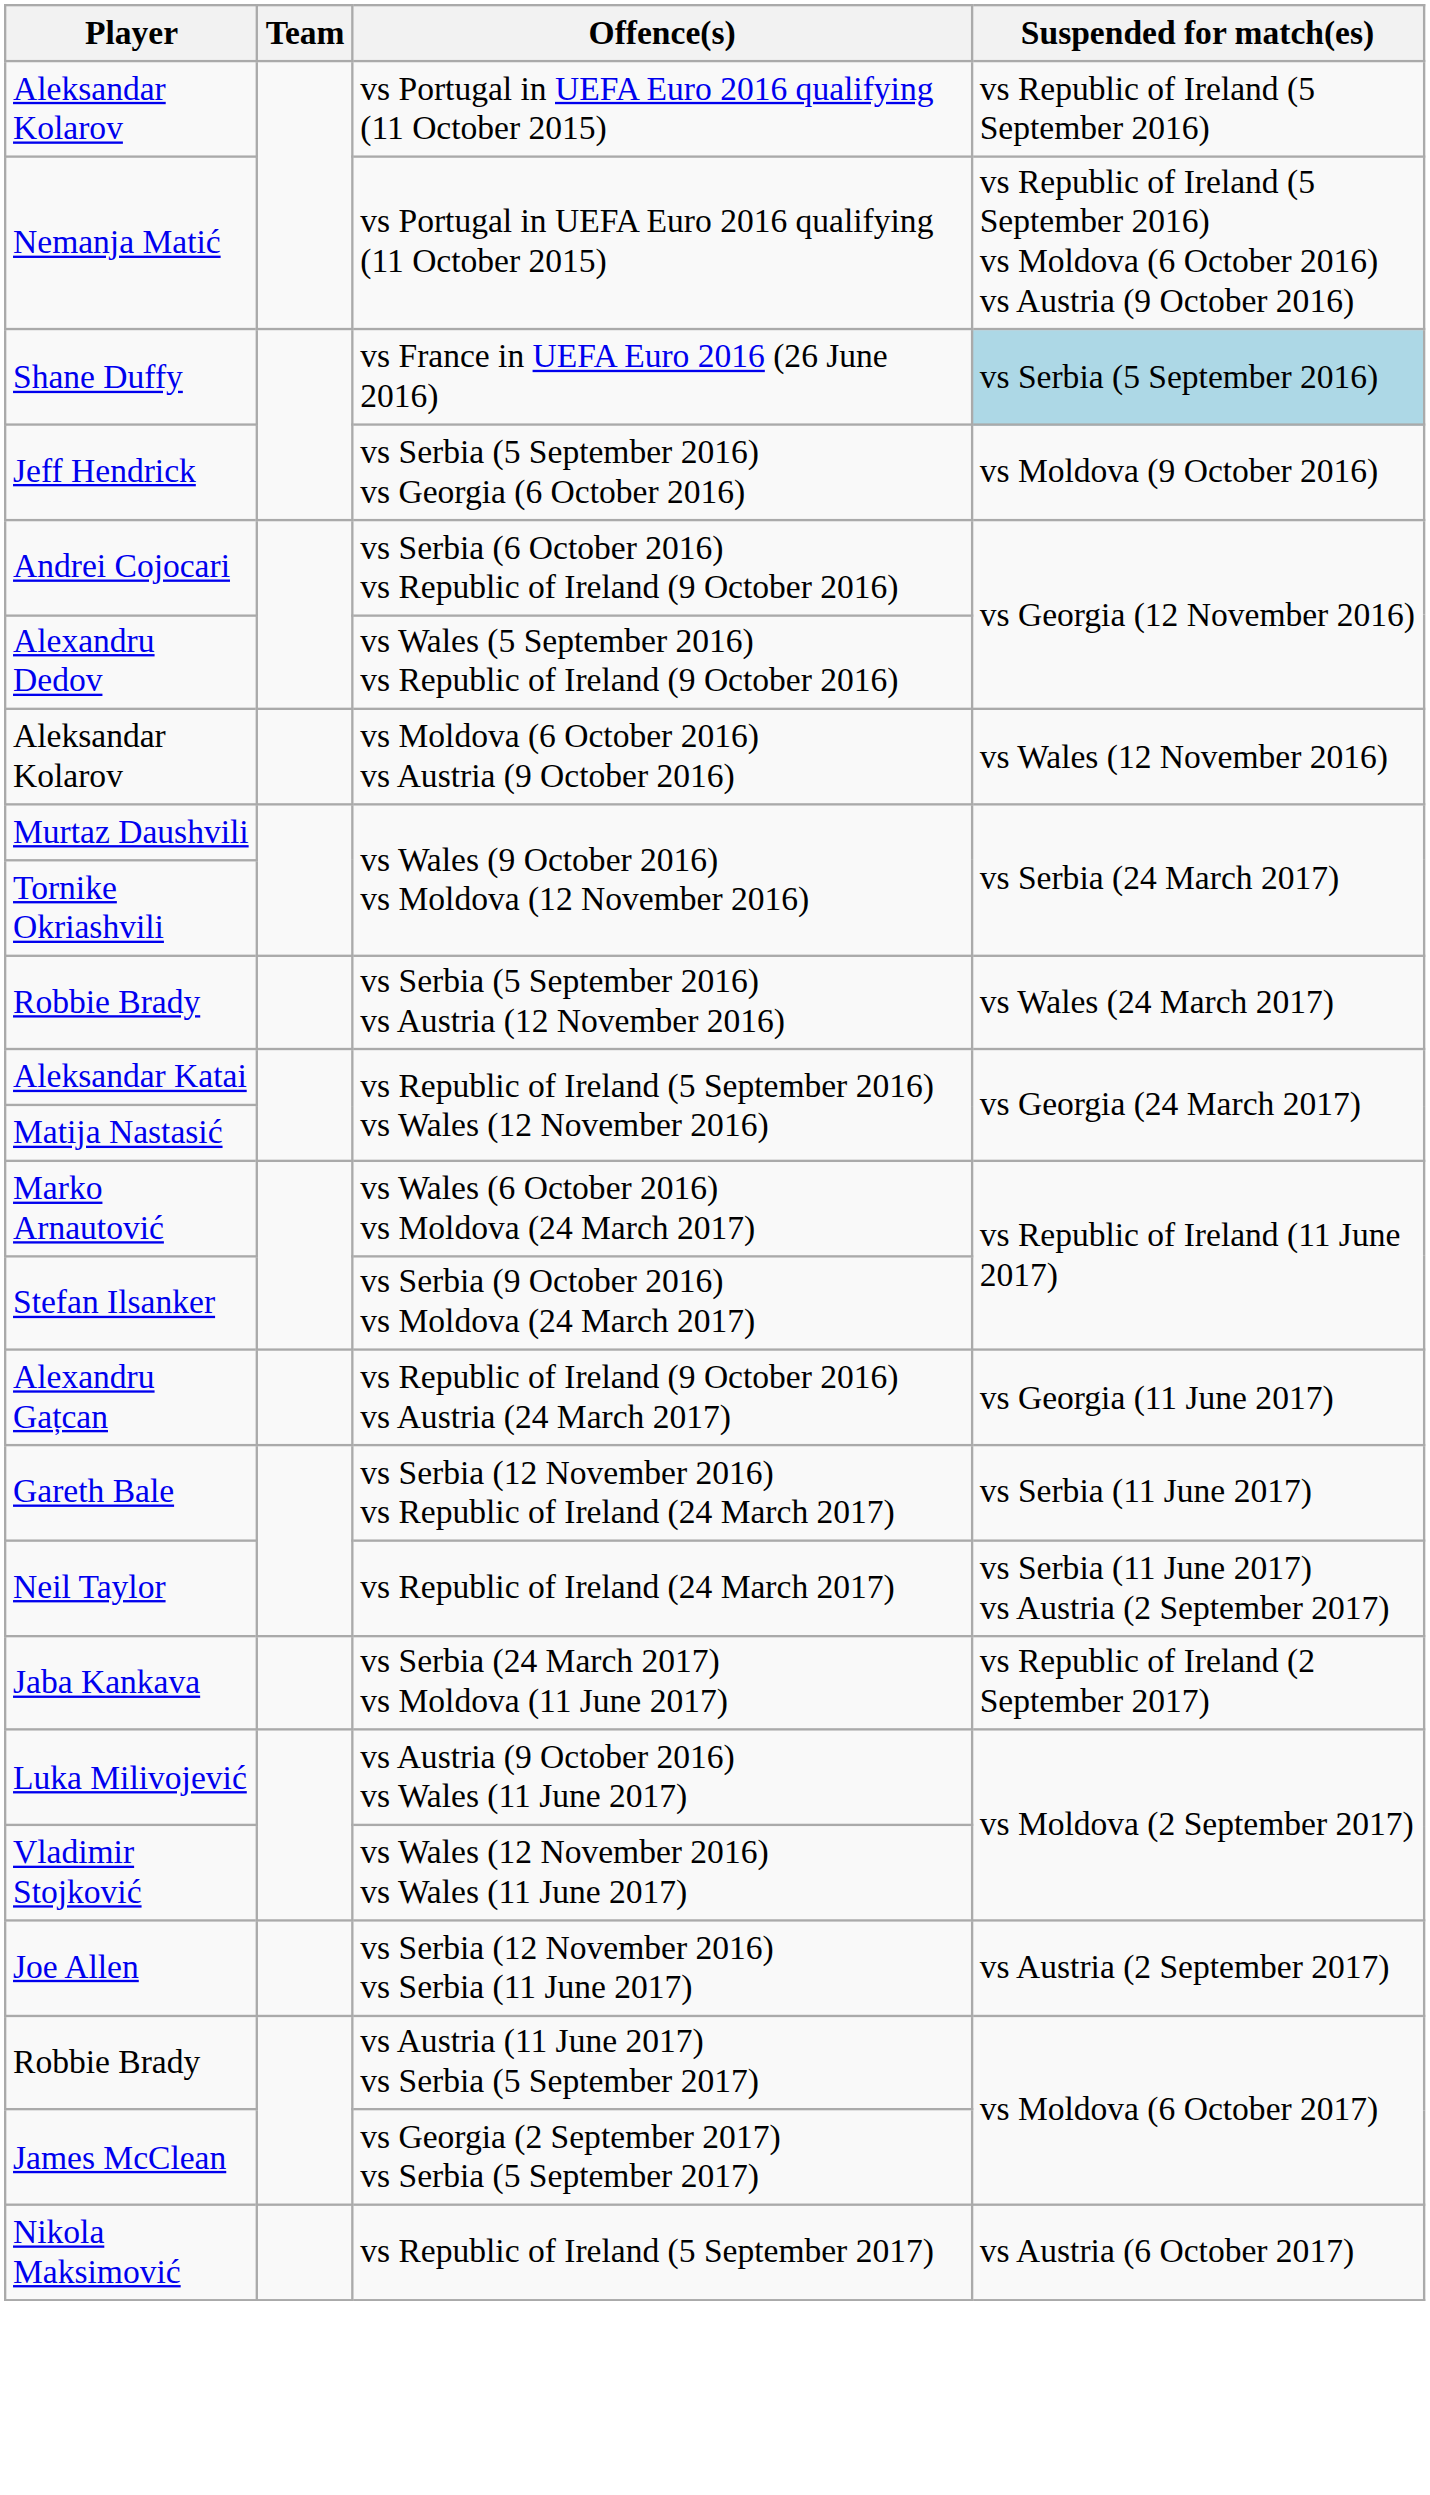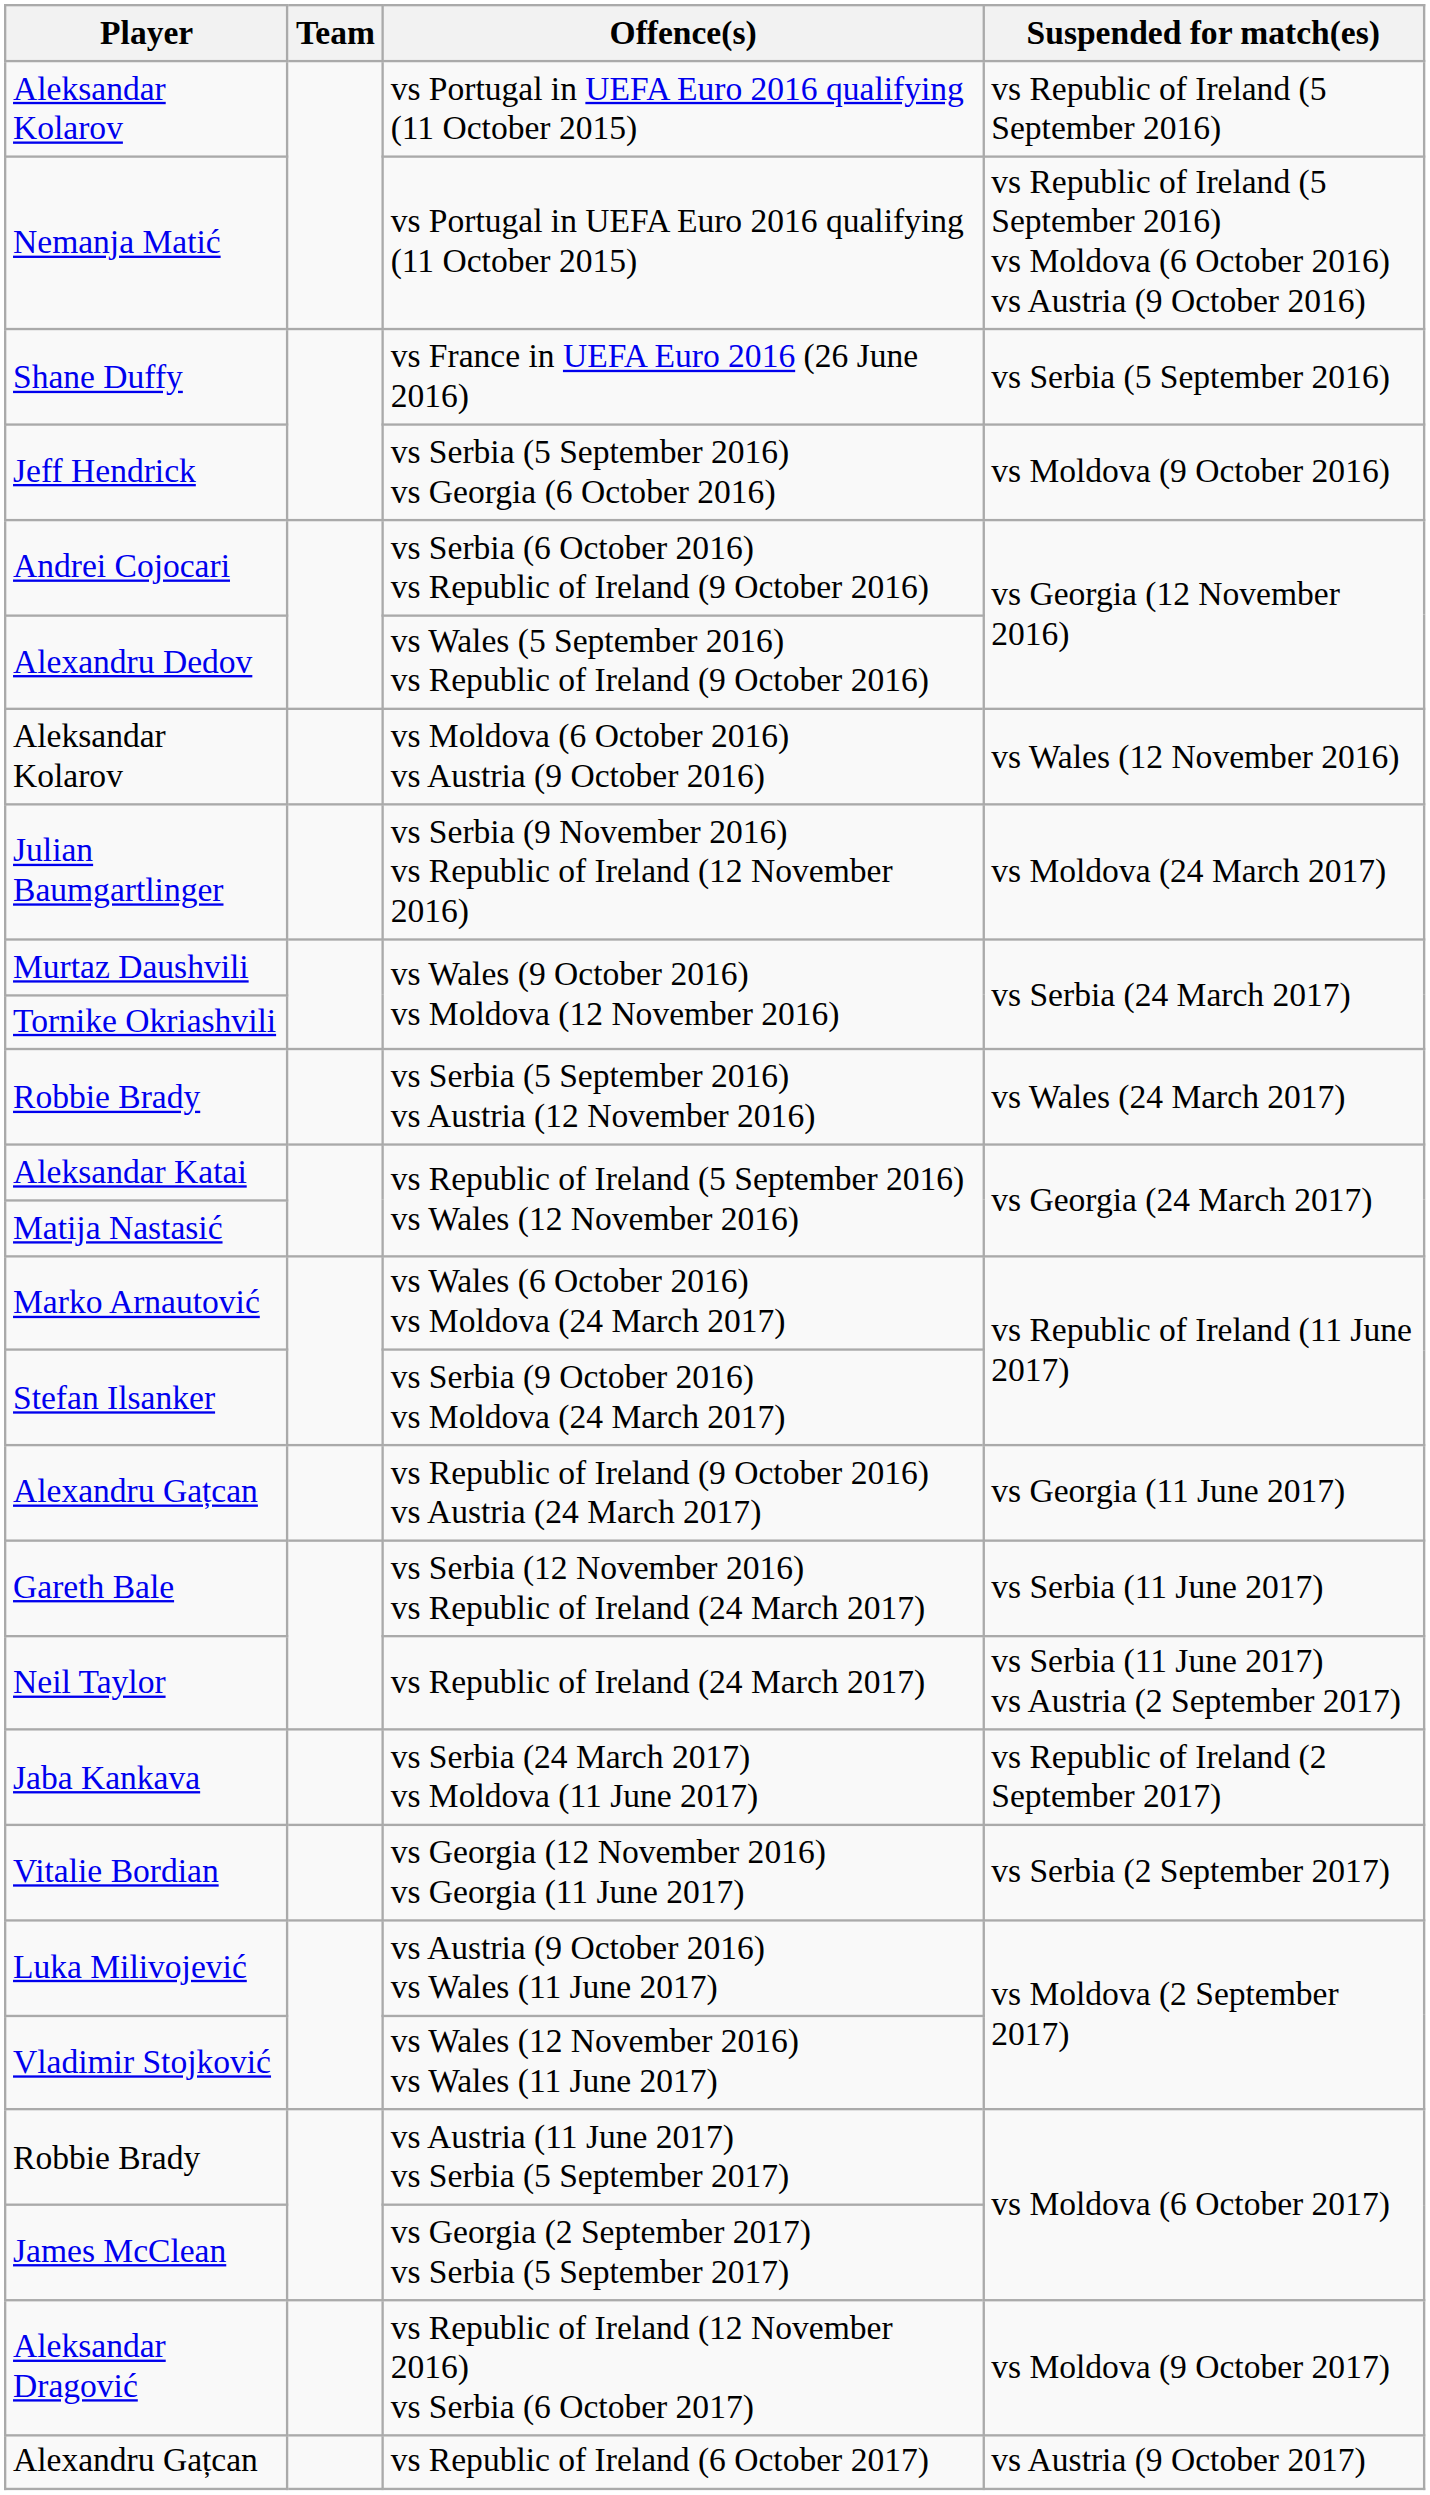(1179, 376) lightblue background -> (1191, 376) no background
+ row: (118, 871)
+ row: (116, 1872)
- row: (76, 1967)
- row: (97, 2251)
+ row: (89, 2366)
+ row: (135, 2461)
